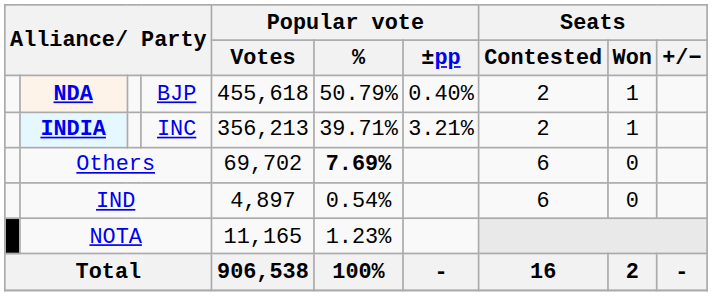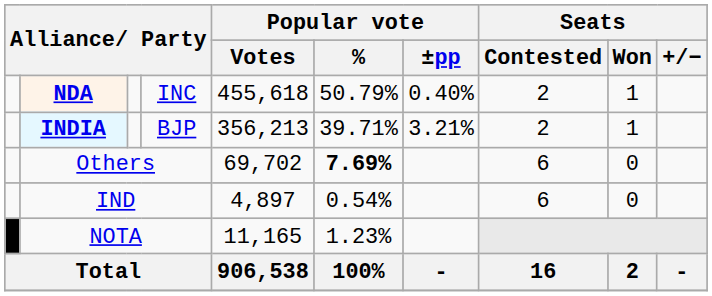(177, 94) BJP -> (177, 94) INC
(177, 129) INC -> (177, 129) BJP
